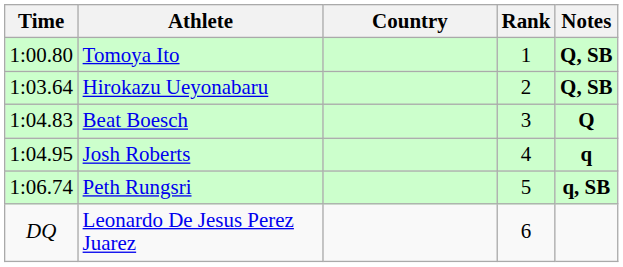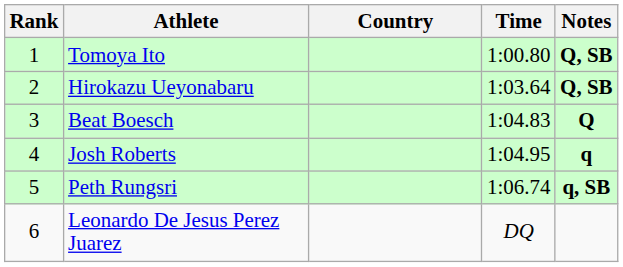columns swapped: (526, 21) <-> (41, 21)
